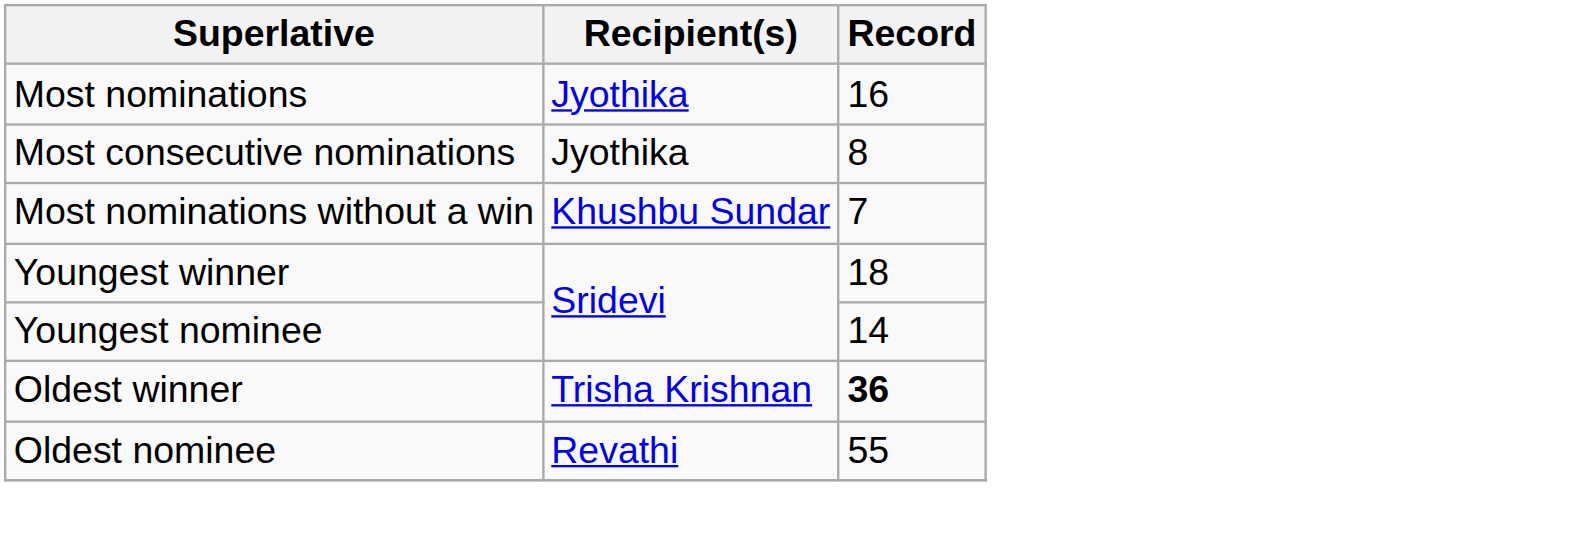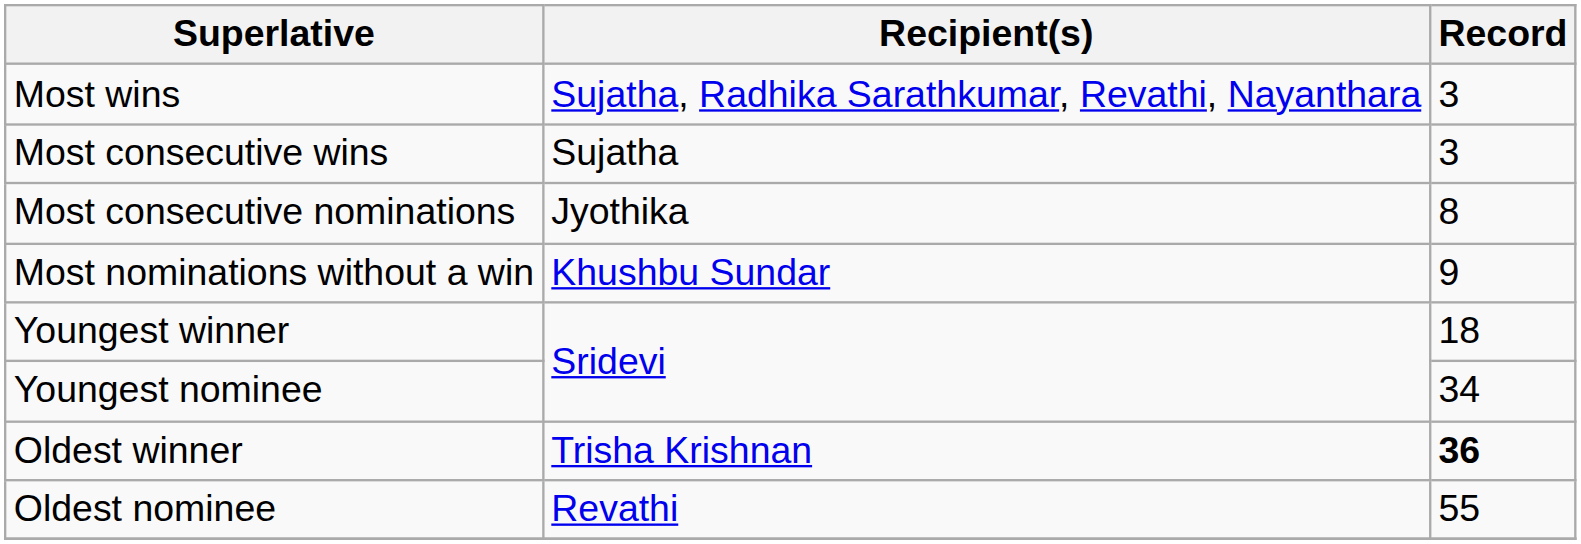+ row: (97, 93)
+ row: (201, 152)
- row: (161, 93)
(858, 212) 7 -> (1449, 271) 9
(868, 331) 14 -> (1459, 390) 34
